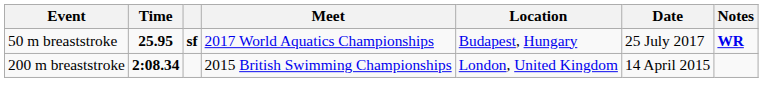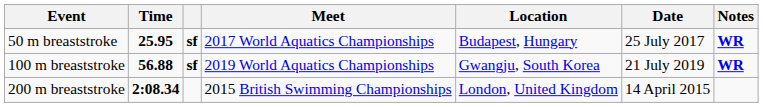+ row: (66, 65)
